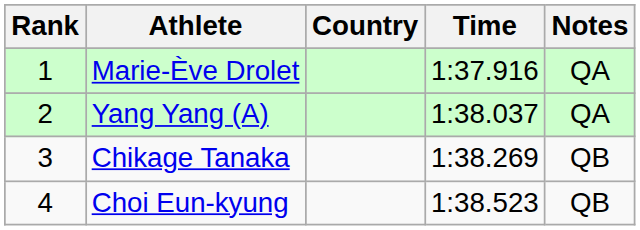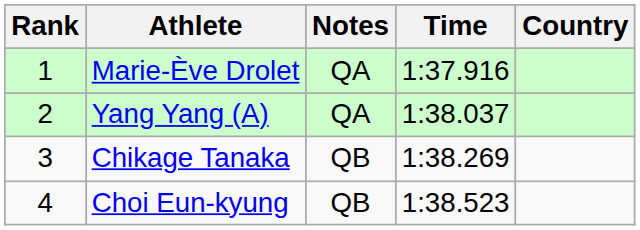columns swapped: (365, 26) <-> (590, 26)
